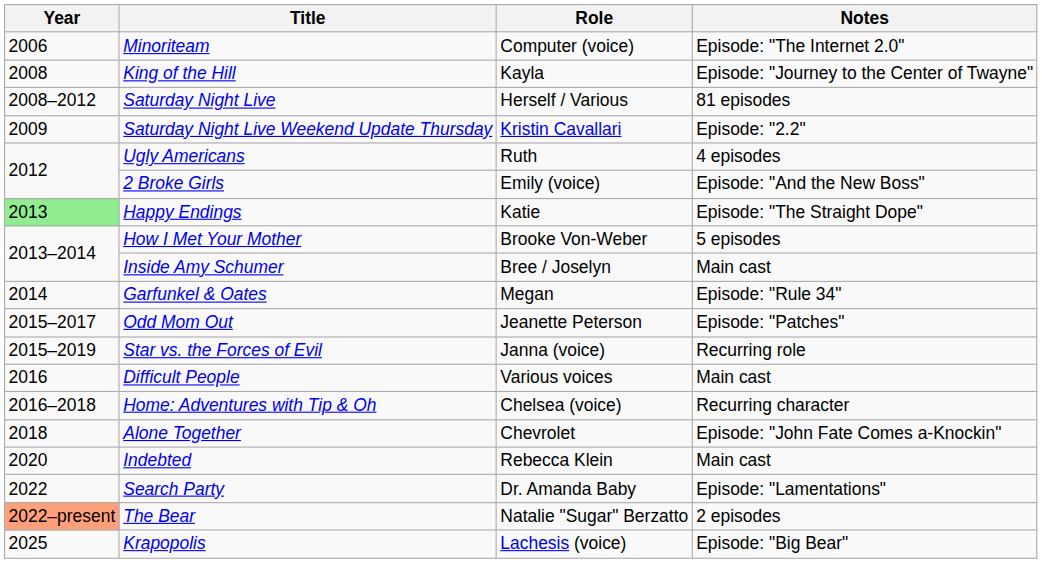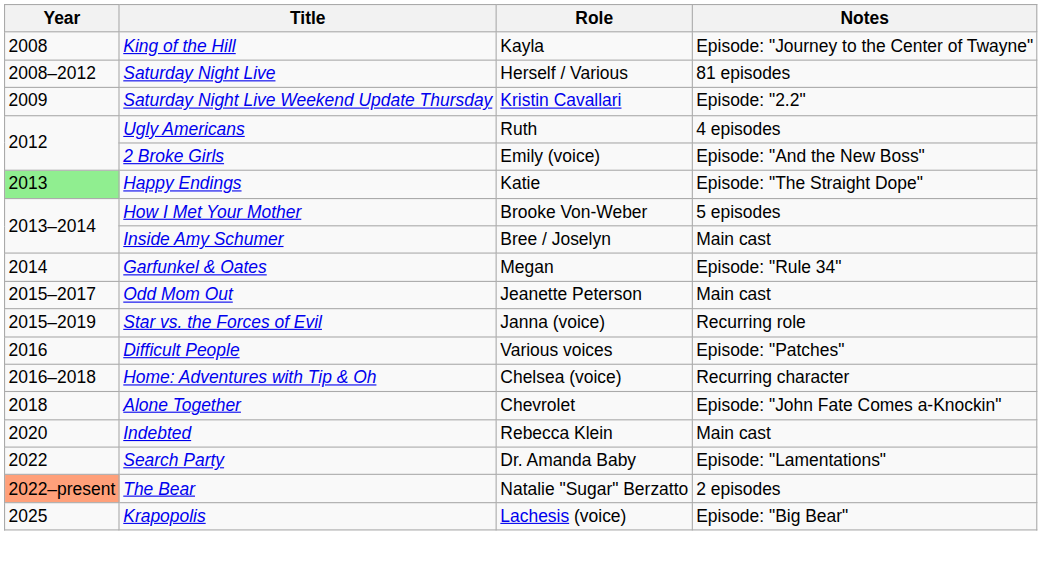- row: (166, 45)
(770, 322) Episode: "Patches" -> (734, 294) Main cast
(734, 377) Main cast -> (770, 350) Episode: "Patches"
